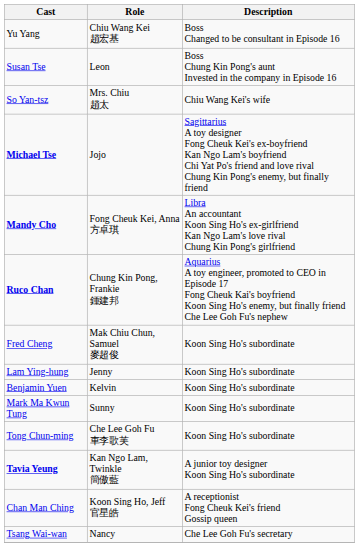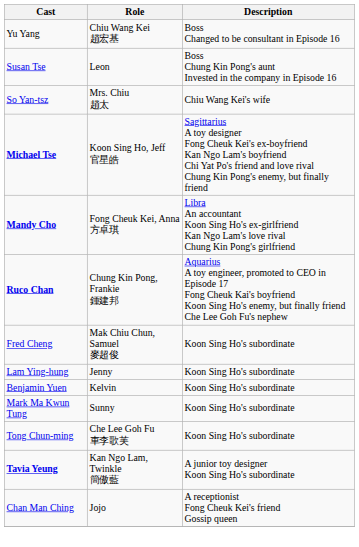(98, 154) Jojo -> (127, 154) Koon Sing Ho, Jeff 官星皓
(127, 507) Koon Sing Ho, Jeff 官星皓 -> (98, 508) Jojo
- row: (37, 534)
